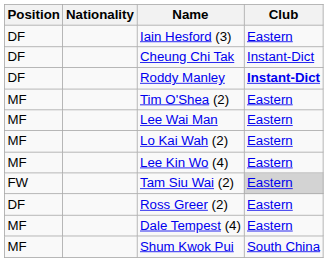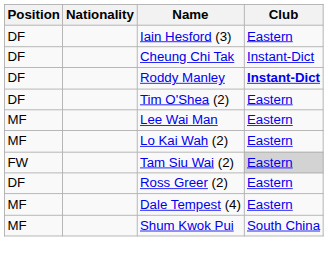(17, 99) MF -> (16, 99) DF
- row: (184, 162)
